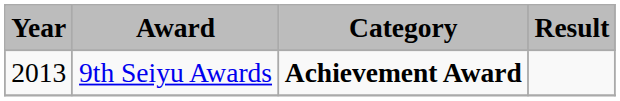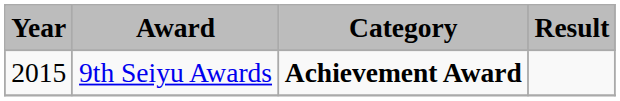(39, 72) 2013 -> (39, 72) 2015
